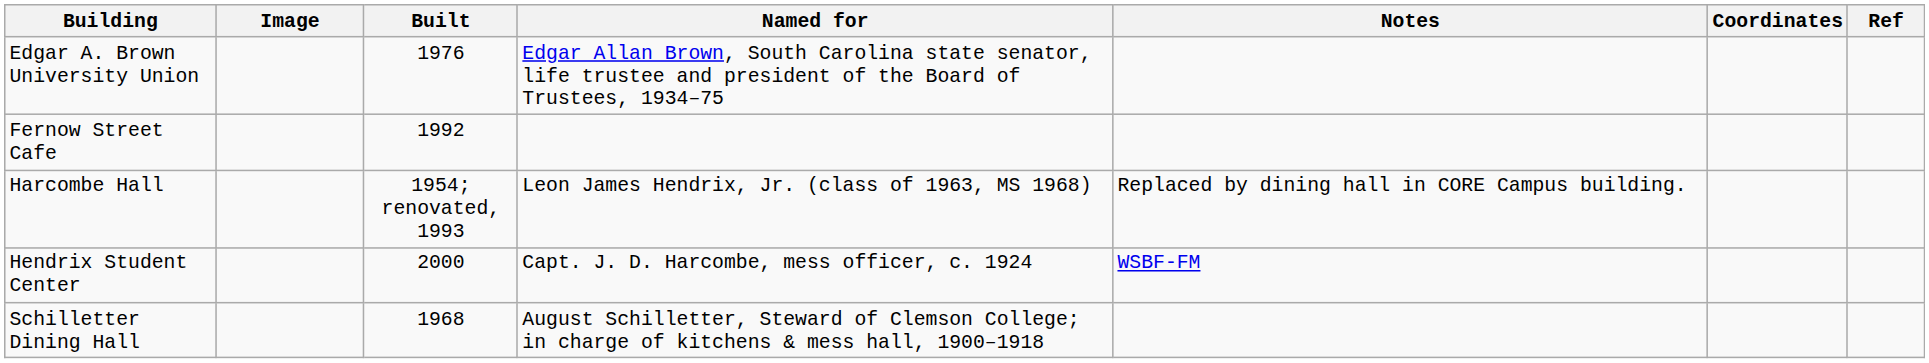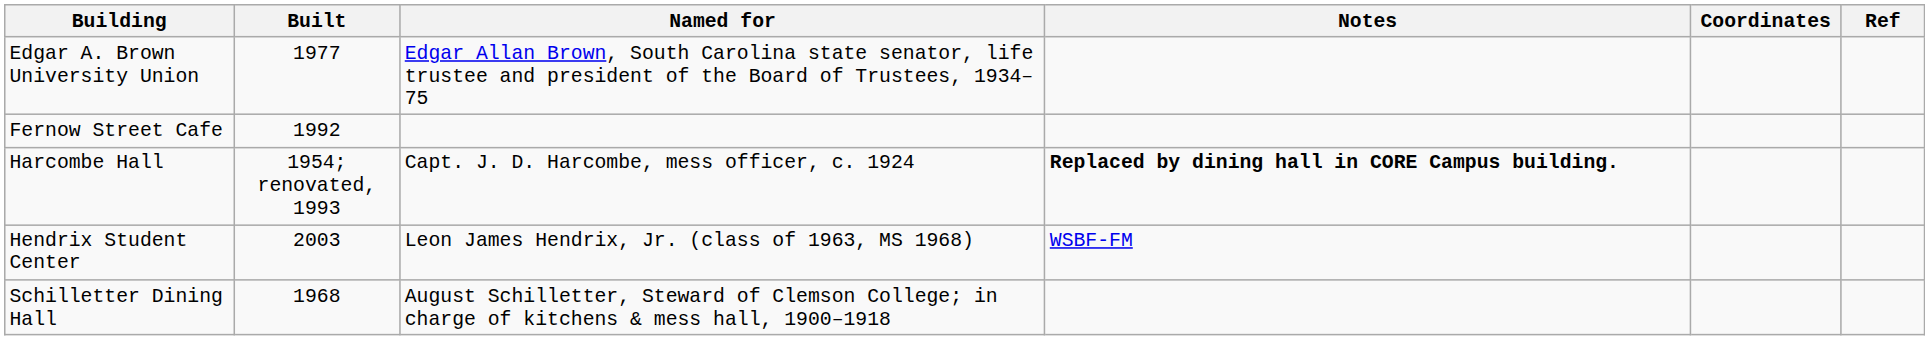- column: (290, 21)
(441, 53) 1976 -> (317, 53) 1977
(807, 186) Leon James Hendrix, Jr. (class of 1963, MS 1968) -> (660, 163) Capt. J. D. Harcombe, mess officer, c. 1924
(1402, 186) normal -> (1334, 163) bold
(441, 264) 2000 -> (317, 241) 2003
(777, 264) Capt. J. D. Harcombe, mess officer, c. 1924 -> (689, 241) Leon James Hendrix, Jr. (class of 1963, MS 1968)
